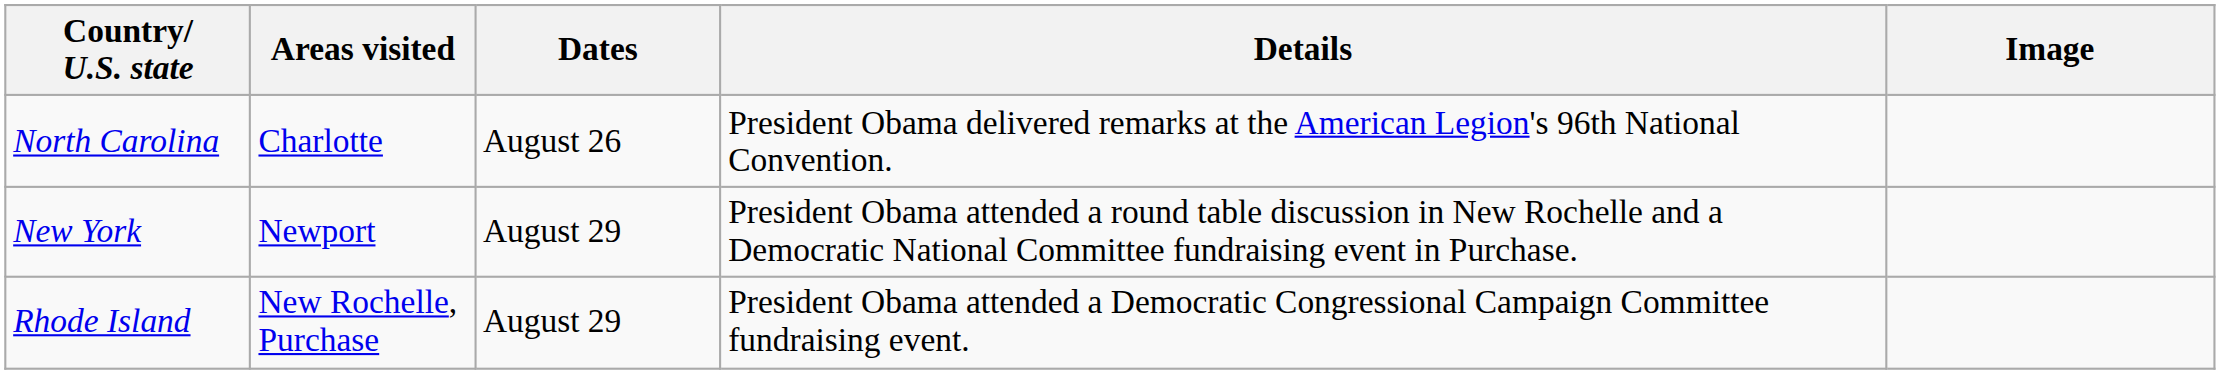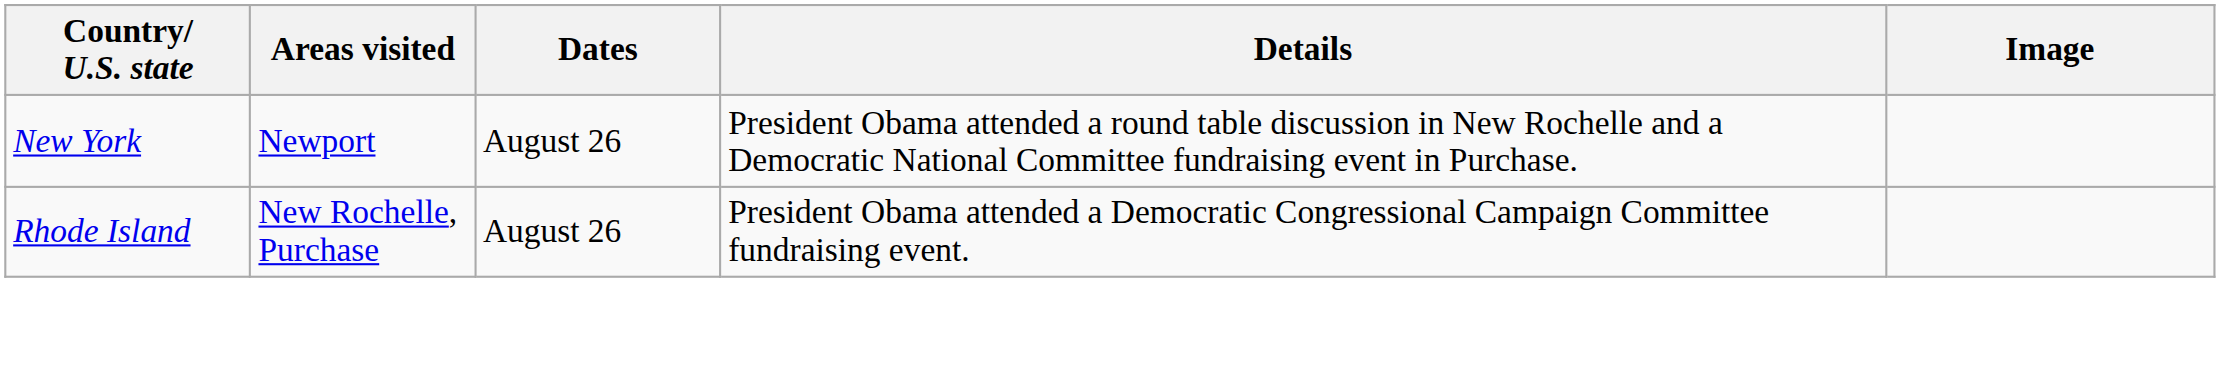- row: (116, 140)
(552, 231) August 29 -> (552, 140) August 26
(552, 321) August 29 -> (552, 231) August 26
